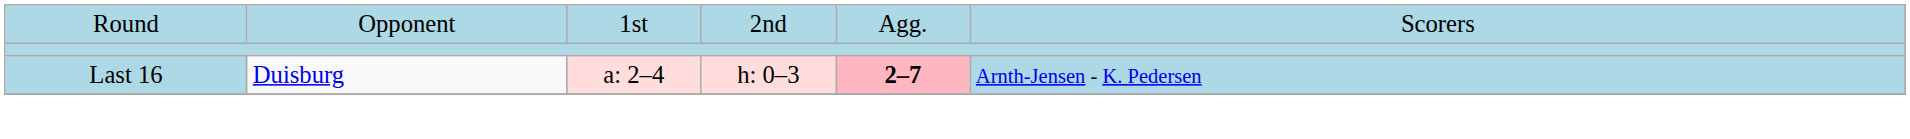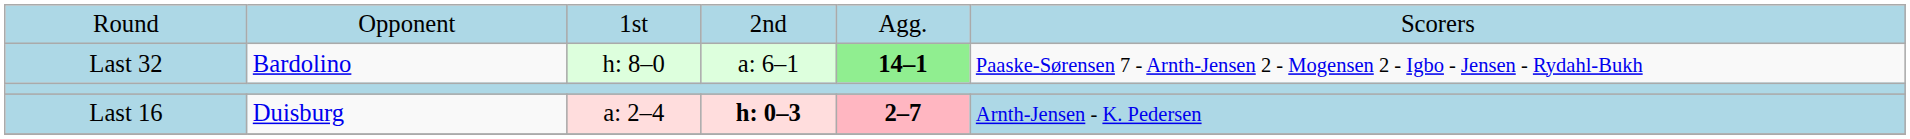+ row: (126, 63)
(768, 74) normal -> (768, 113) bold
